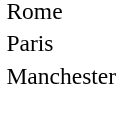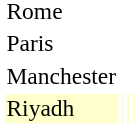+ row: (40, 108)
